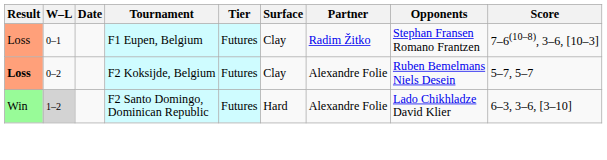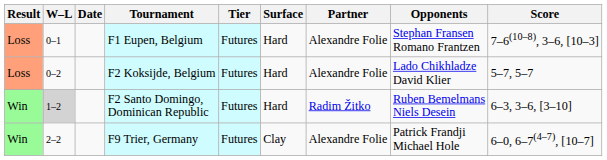(275, 40) Clay -> (275, 40) Hard
(340, 40) Radim Žitko -> (348, 40) Alexandre Folie
(19, 73) bold -> (19, 73) normal
(275, 73) Clay -> (275, 73) Hard
(439, 73) Ruben Bemelmans Niels Desein -> (435, 73) Lado Chikhladze David Klier
(348, 106) Alexandre Folie -> (340, 106) Radim Žitko
(435, 106) Lado Chikhladze David Klier -> (439, 106) Ruben Bemelmans Niels Desein
+ row: (153, 139)
